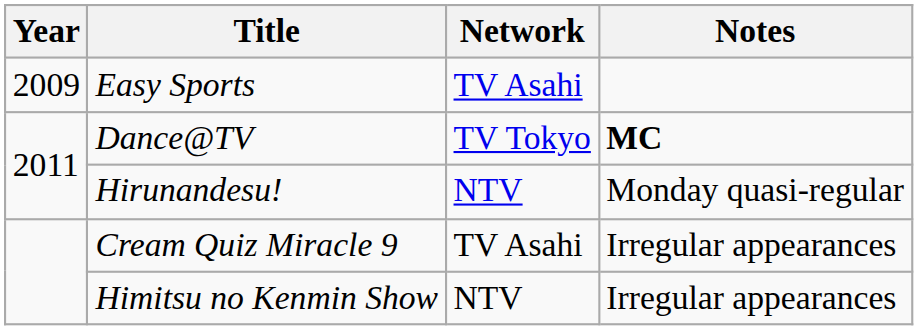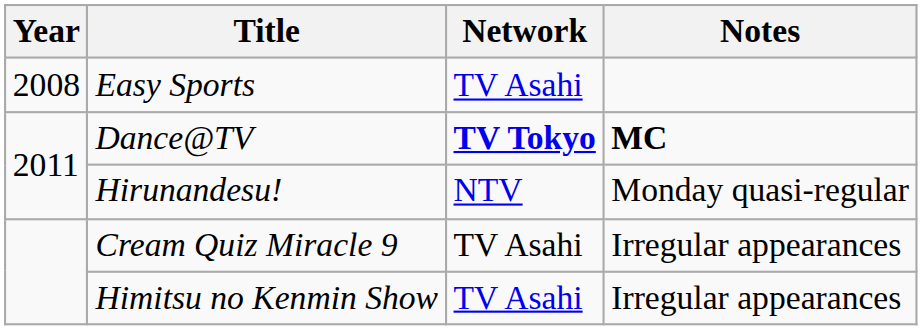(46, 84) 2009 -> (46, 84) 2008
(522, 137) normal -> (525, 137) bold
(488, 297) NTV -> (518, 297) TV Asahi
